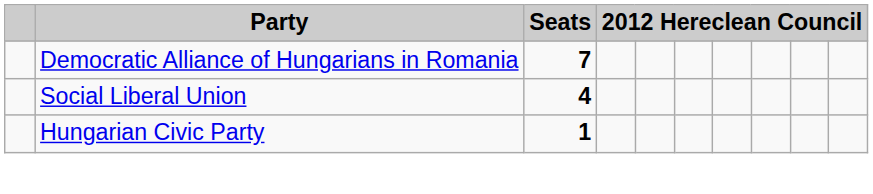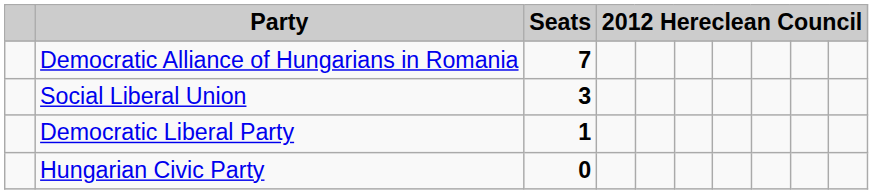(585, 96) 4 -> (585, 96) 3
+ row: (167, 133)
(585, 133) 1 -> (585, 170) 0
